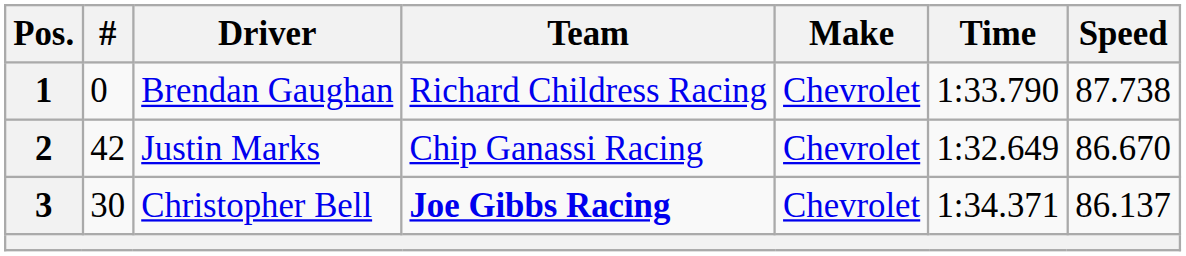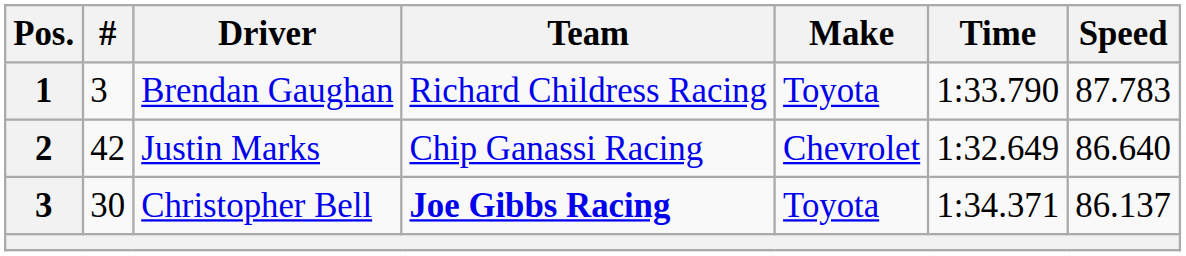(99, 90) 0 -> (99, 90) 3
(852, 90) Chevrolet -> (831, 90) Toyota
(1123, 90) 87.738 -> (1123, 90) 87.783
(1123, 148) 86.670 -> (1123, 148) 86.640
(852, 205) Chevrolet -> (831, 205) Toyota
